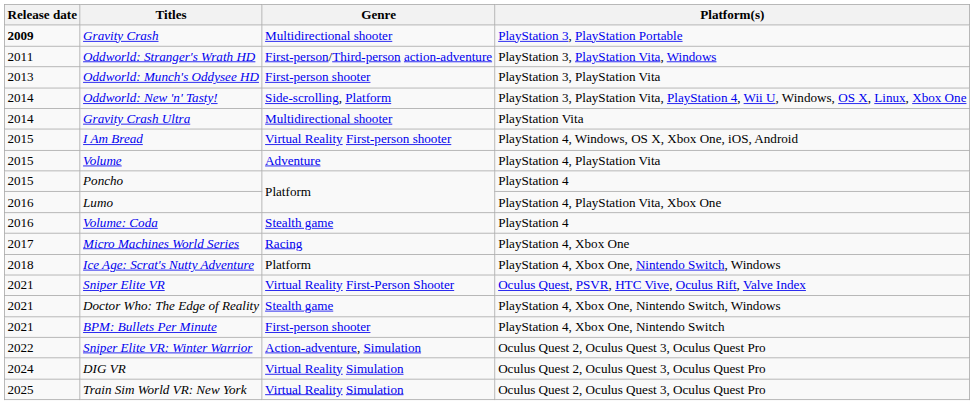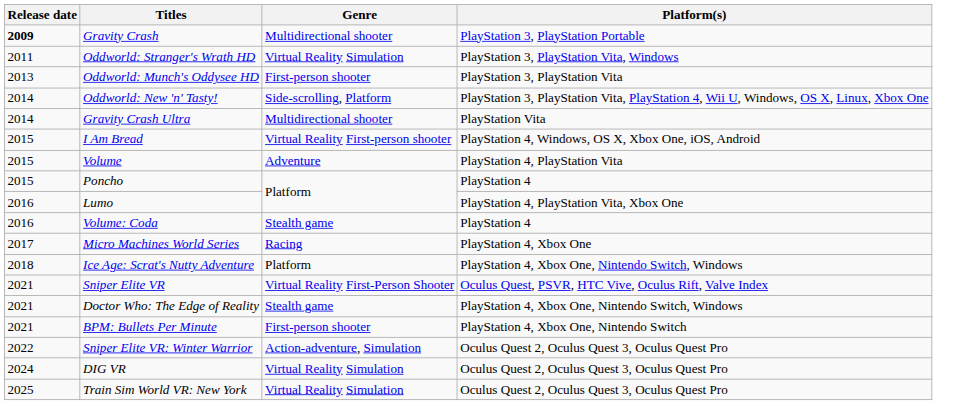(379, 56) First-person/Third-person action-adventure -> (334, 56) Virtual Reality Simulation
